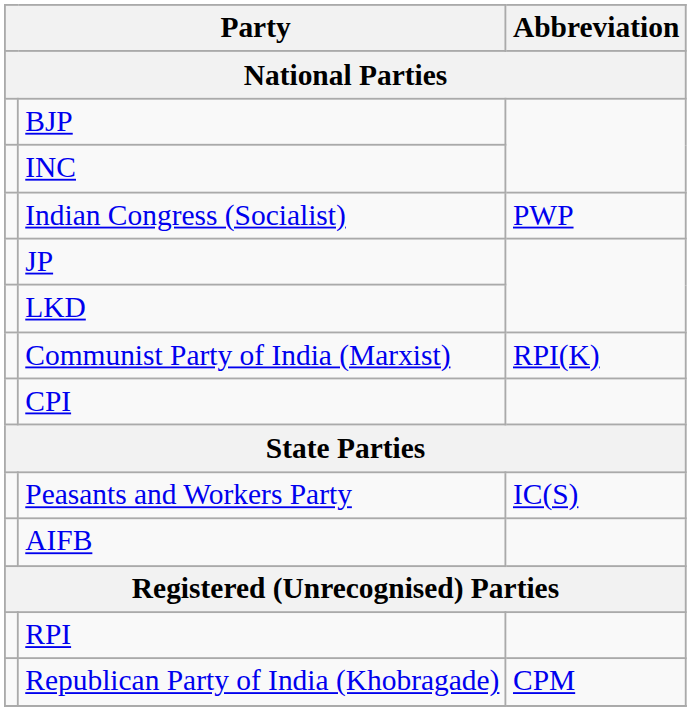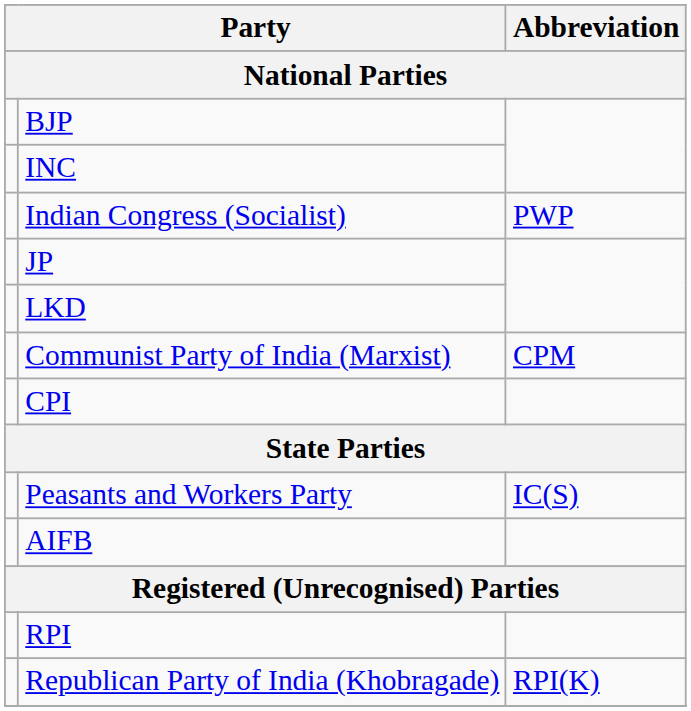(556, 354) RPI(K) -> (544, 354) CPM
(544, 681) CPM -> (556, 681) RPI(K)
